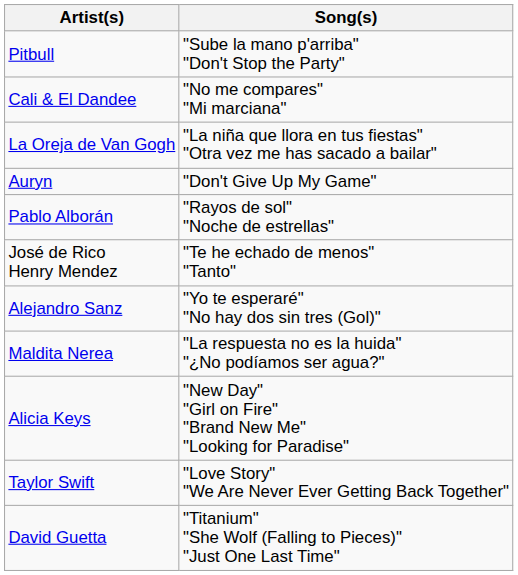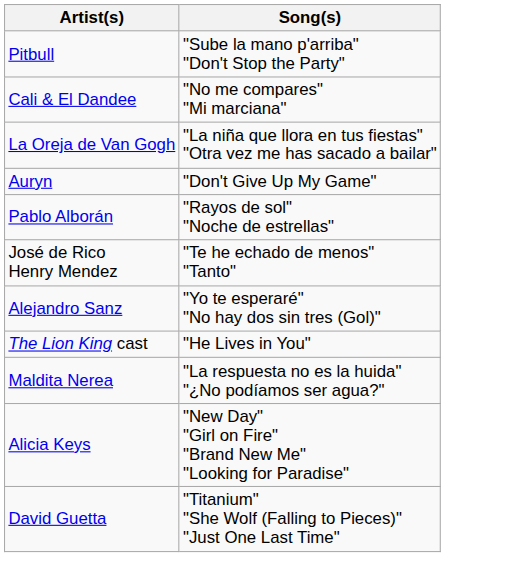+ row: (78, 344)
- row: (51, 482)
